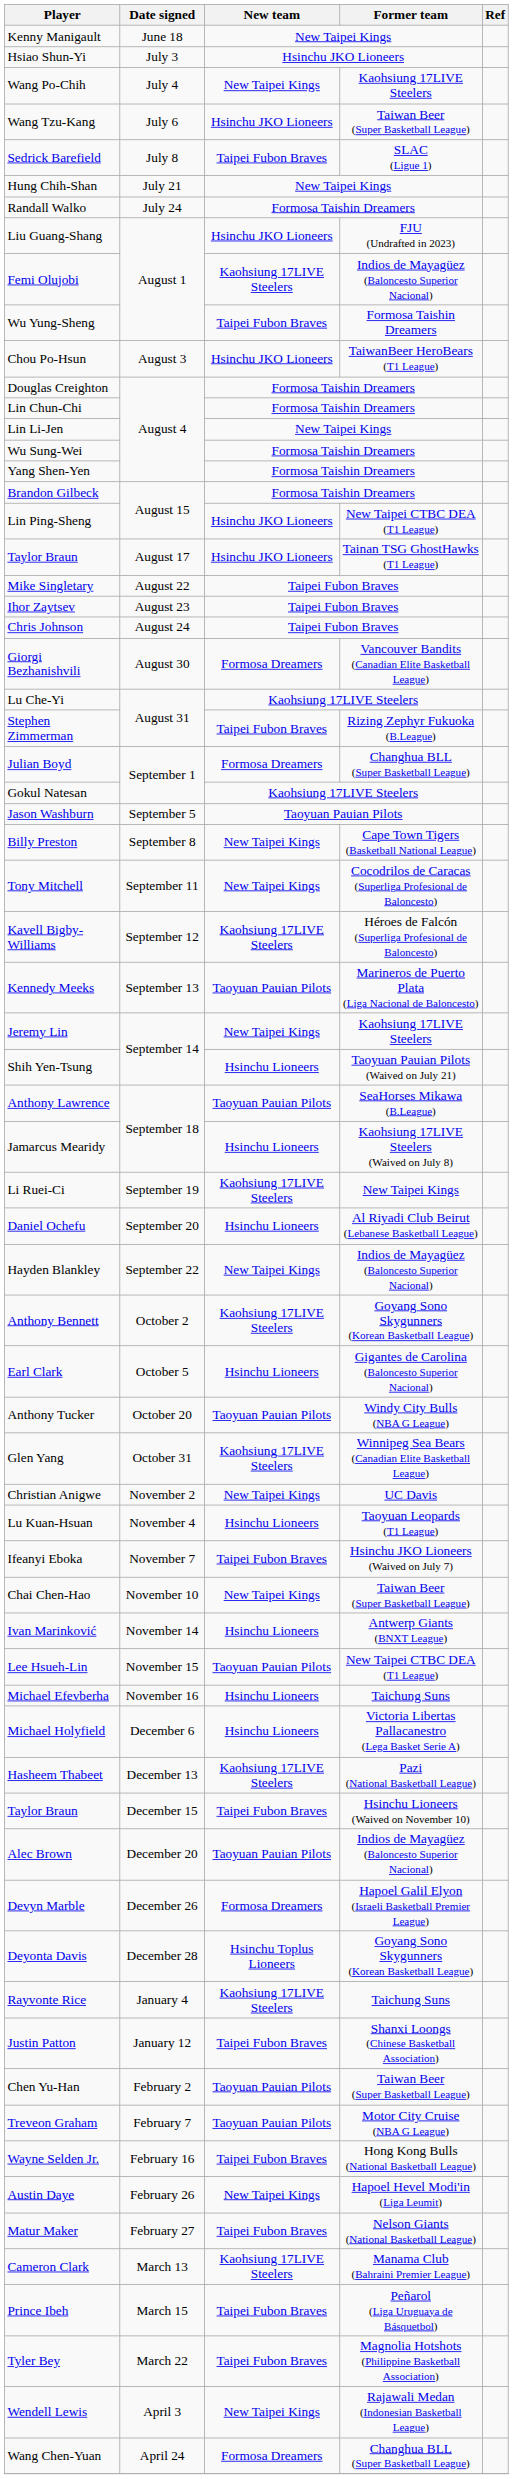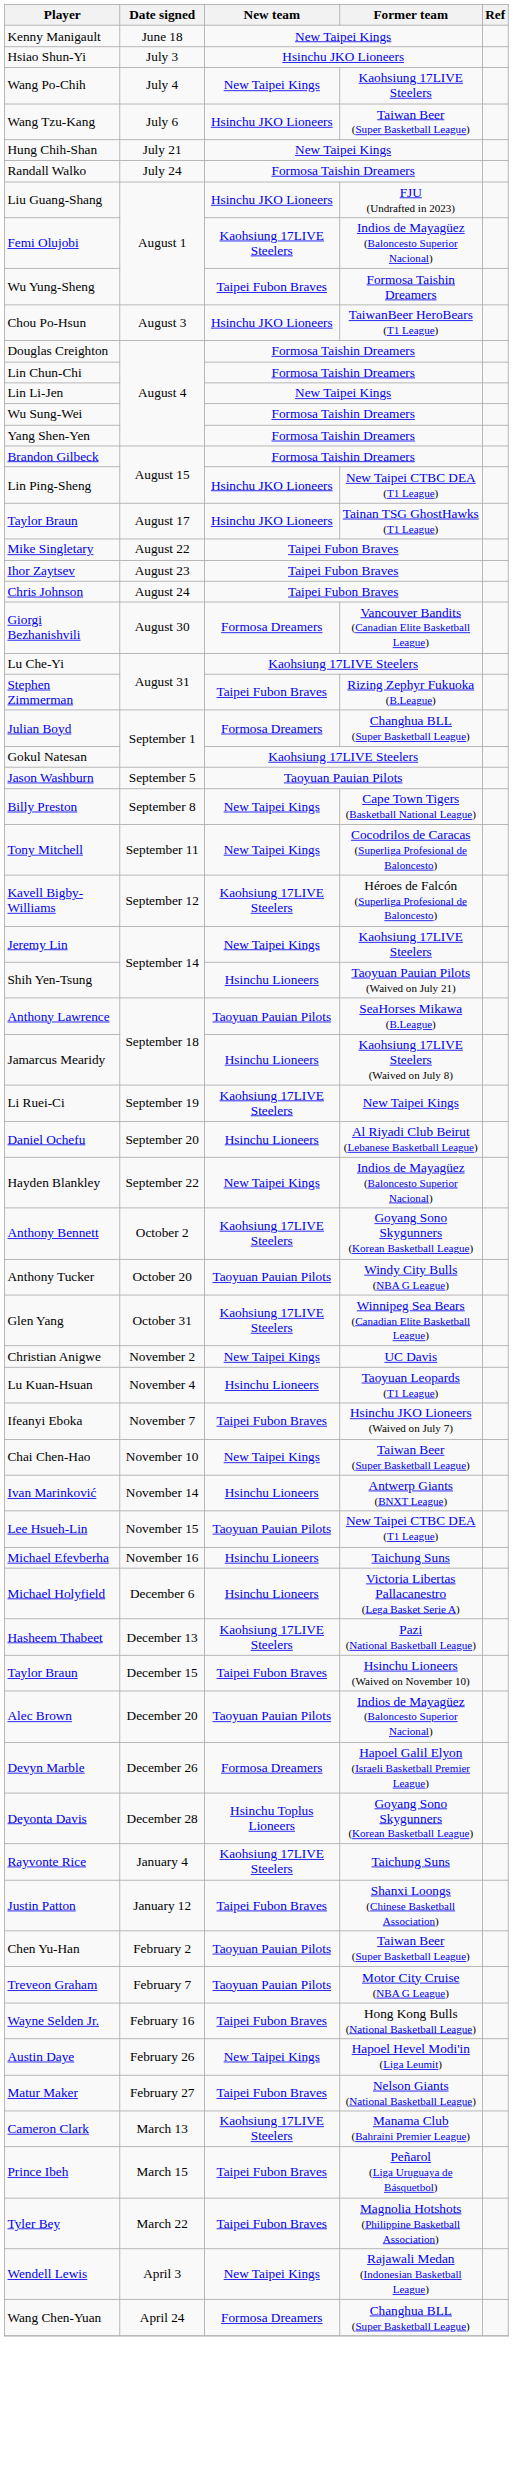- row: (54, 157)
- row: (51, 987)
- row: (35, 1371)
